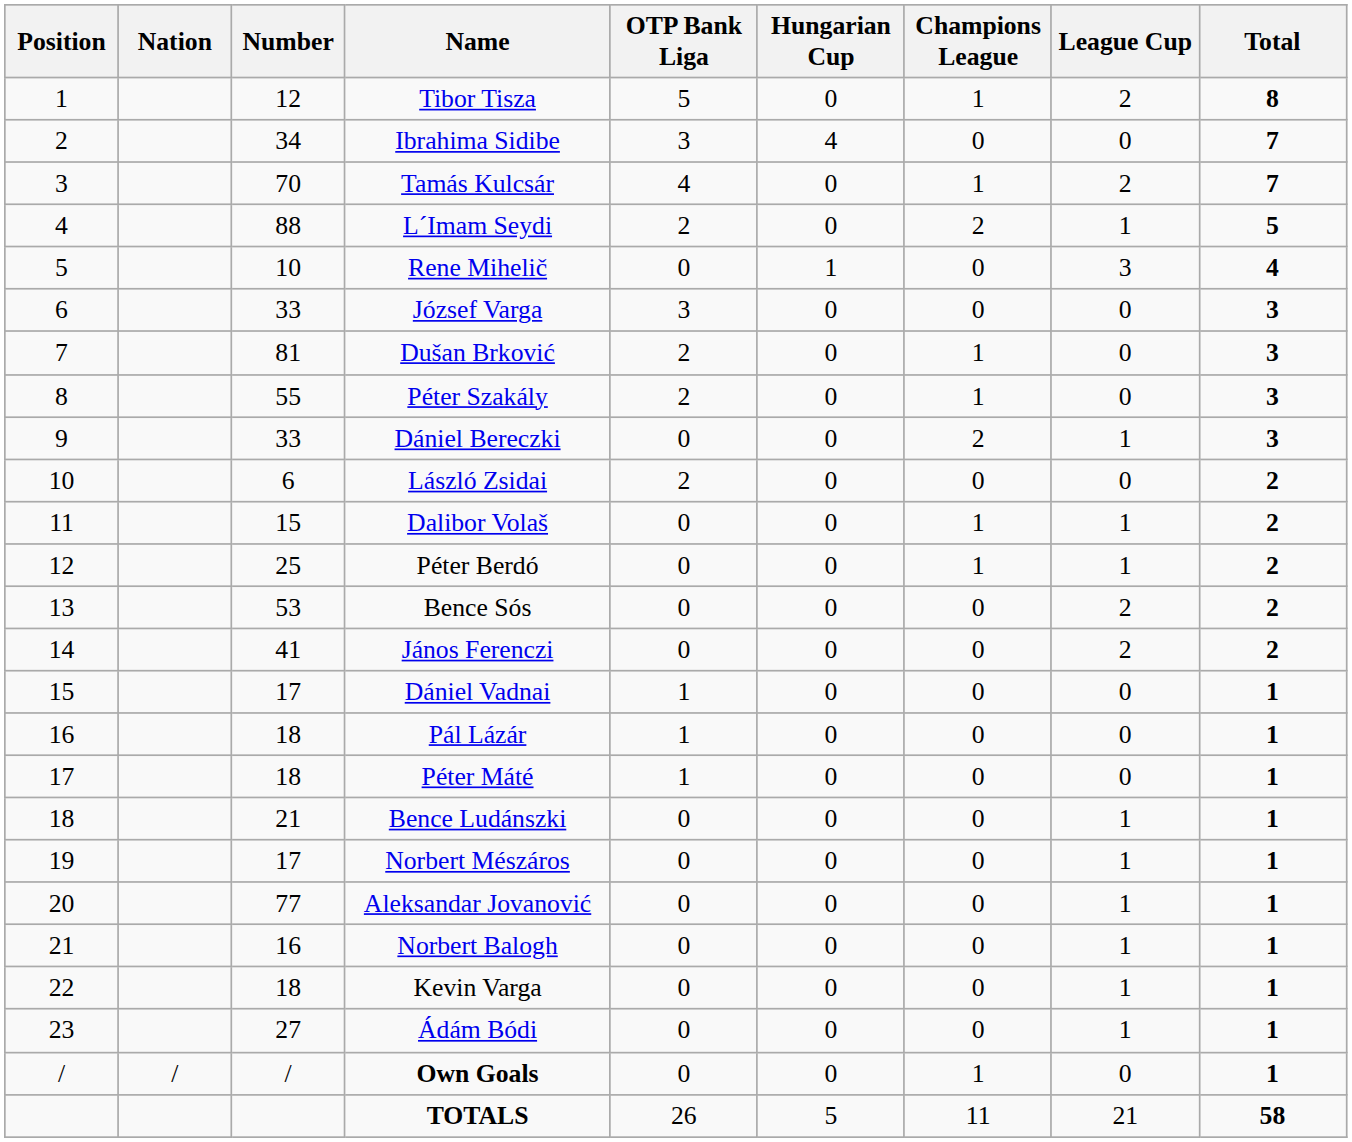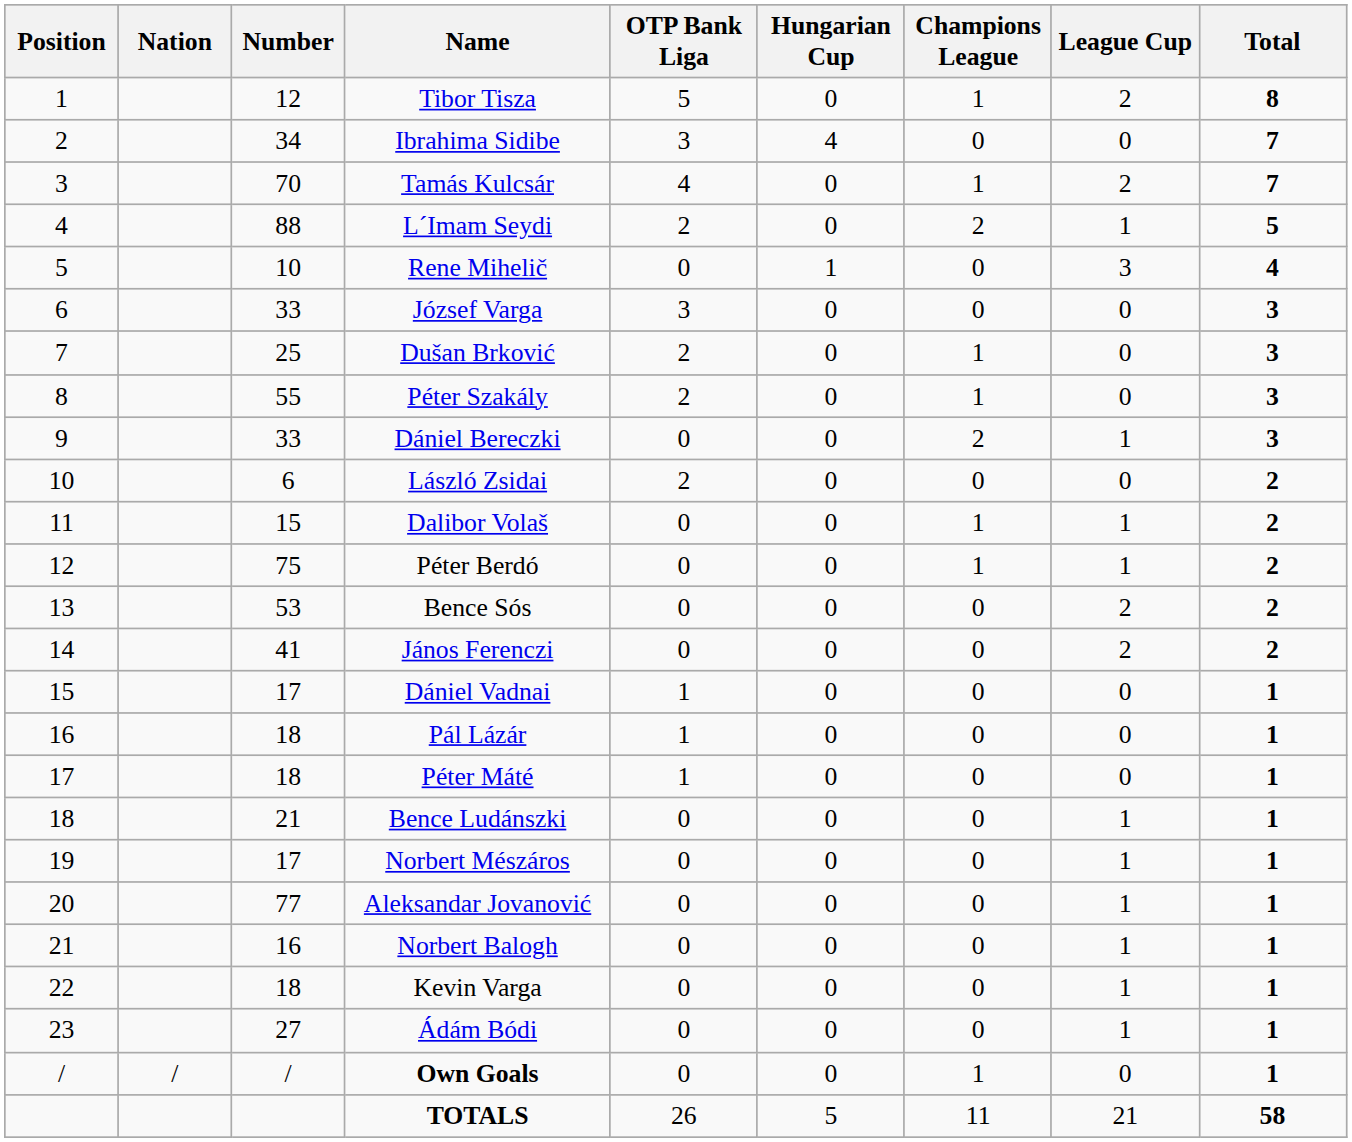(288, 352) 81 -> (288, 352) 25
(288, 564) 25 -> (288, 564) 75
